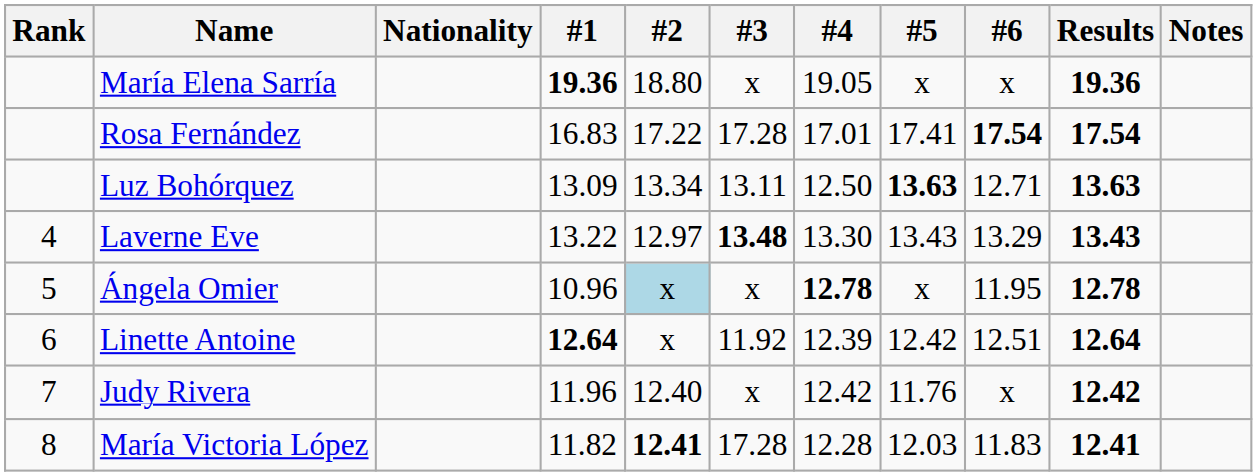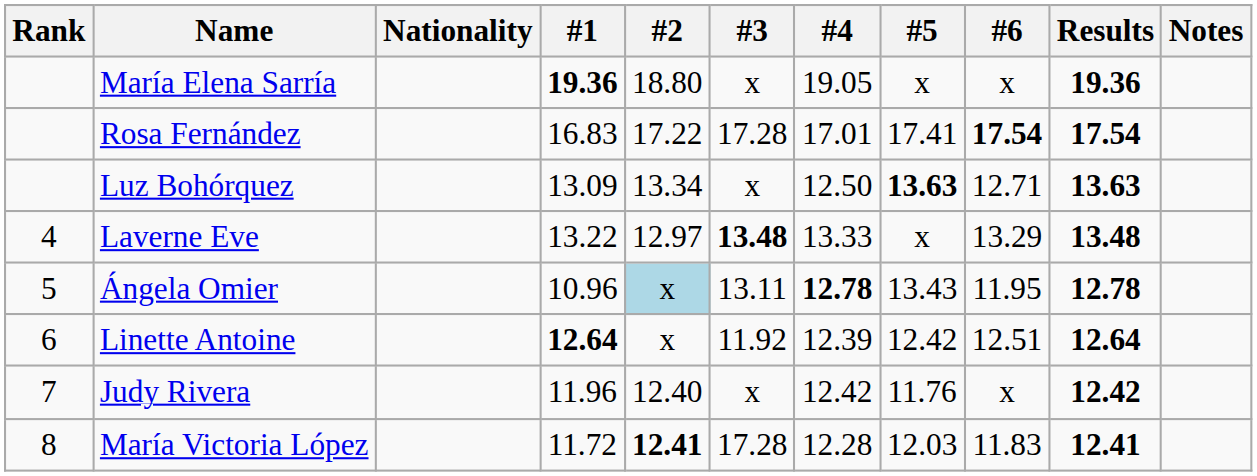(752, 185) 13.11 -> (752, 185) x
(837, 237) 13.30 -> (837, 237) 13.33
(922, 237) 13.43 -> (922, 237) x
(1105, 237) 13.43 -> (1105, 237) 13.48
(752, 288) x -> (752, 288) 13.11
(922, 288) x -> (922, 288) 13.43
(582, 443) 11.82 -> (582, 443) 11.72
